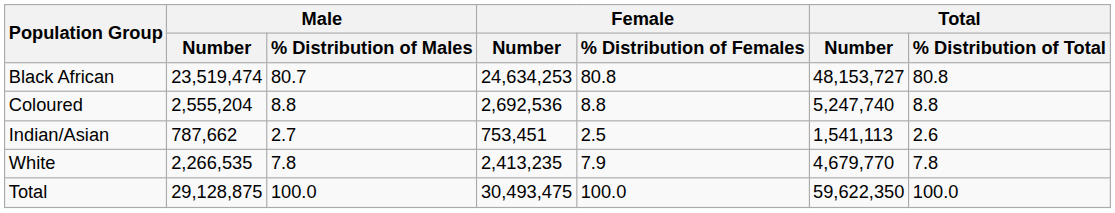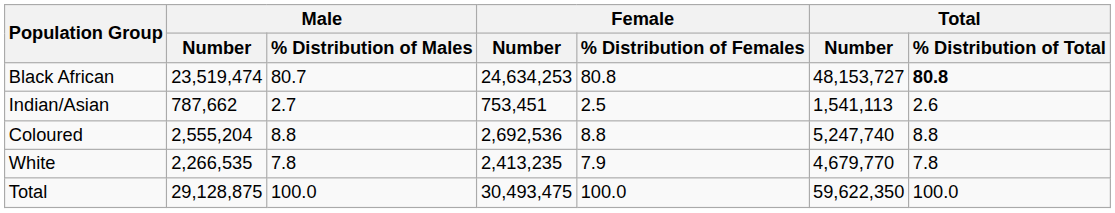(930, 76) normal -> (930, 76) bold
rows swapped: (46, 105) <-> (59, 134)
